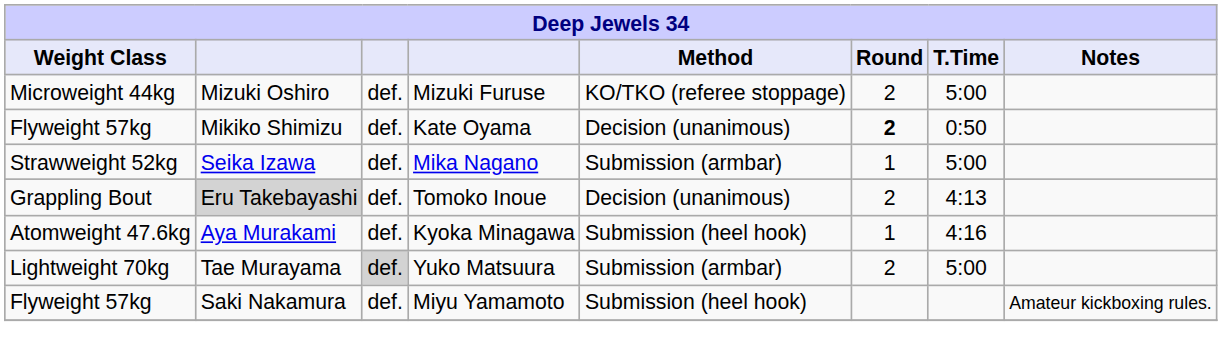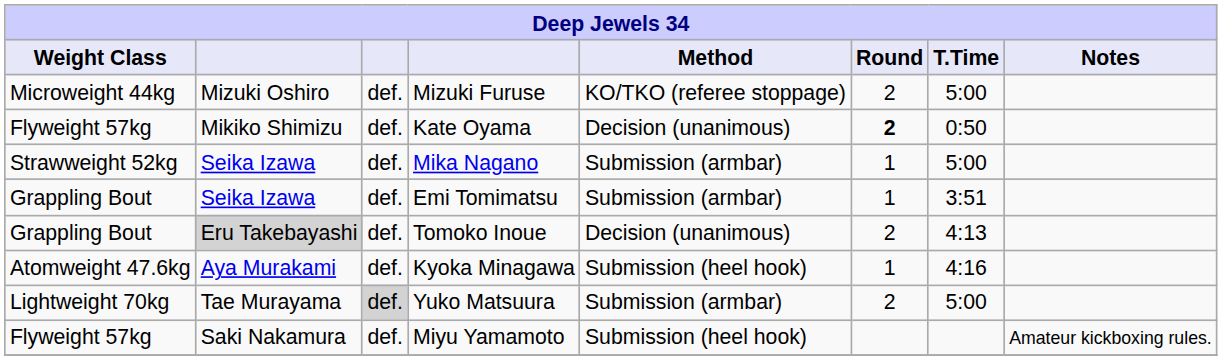+ row: (485, 197)
